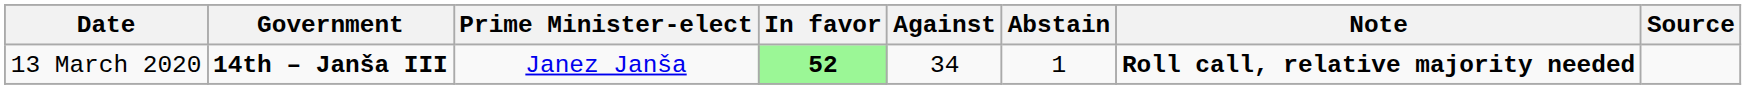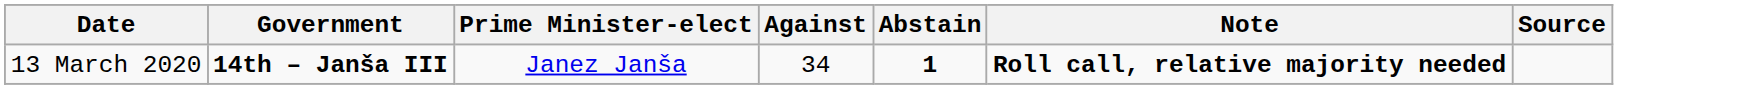- column: (823, 25)
(1059, 65) normal -> (930, 65) bold
